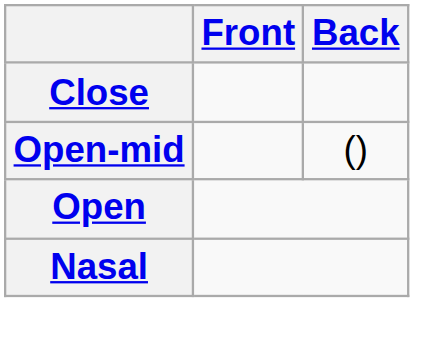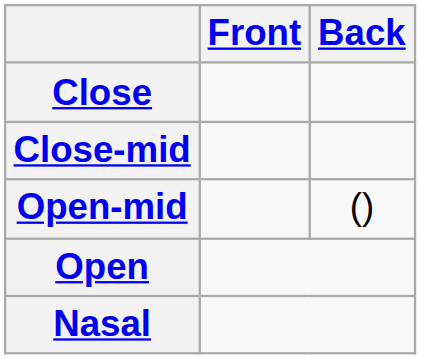+ row: (102, 149)
